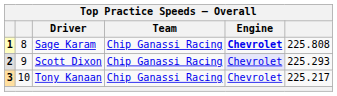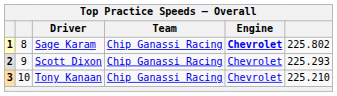(308, 46) 225.808 -> (308, 46) 225.802
(255, 62) lavender background -> (255, 62) no background
(308, 78) 225.217 -> (308, 78) 225.210
